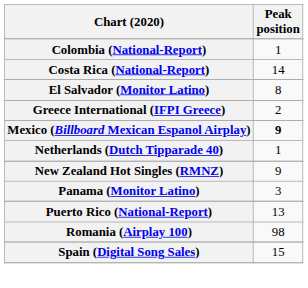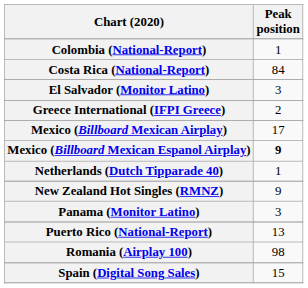(278, 69) 14 -> (278, 69) 84
(278, 89) 8 -> (278, 89) 3
+ row: (129, 130)
